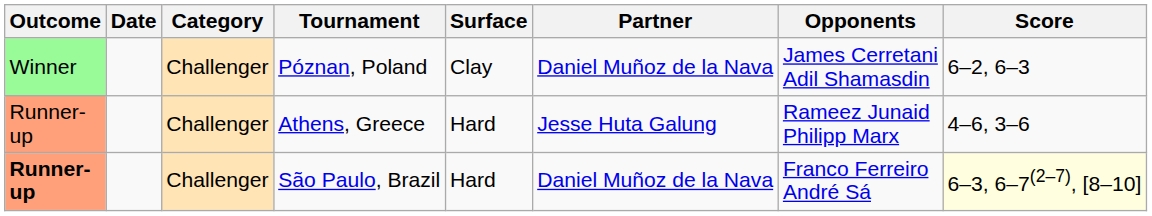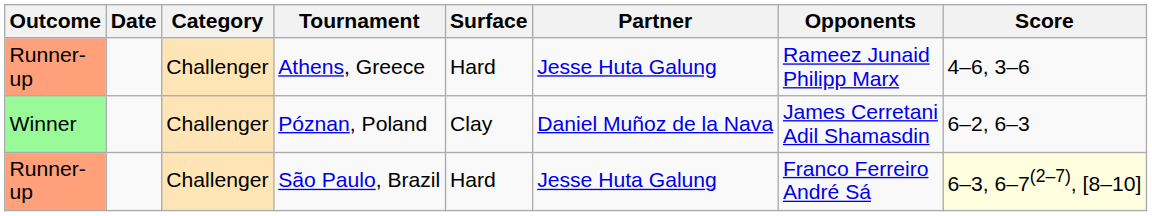rows swapped: (352, 123) <-> (353, 66)
(50, 181) bold -> (48, 181) normal
(655, 181) Daniel Muñoz de la Nava -> (627, 181) Jesse Huta Galung
